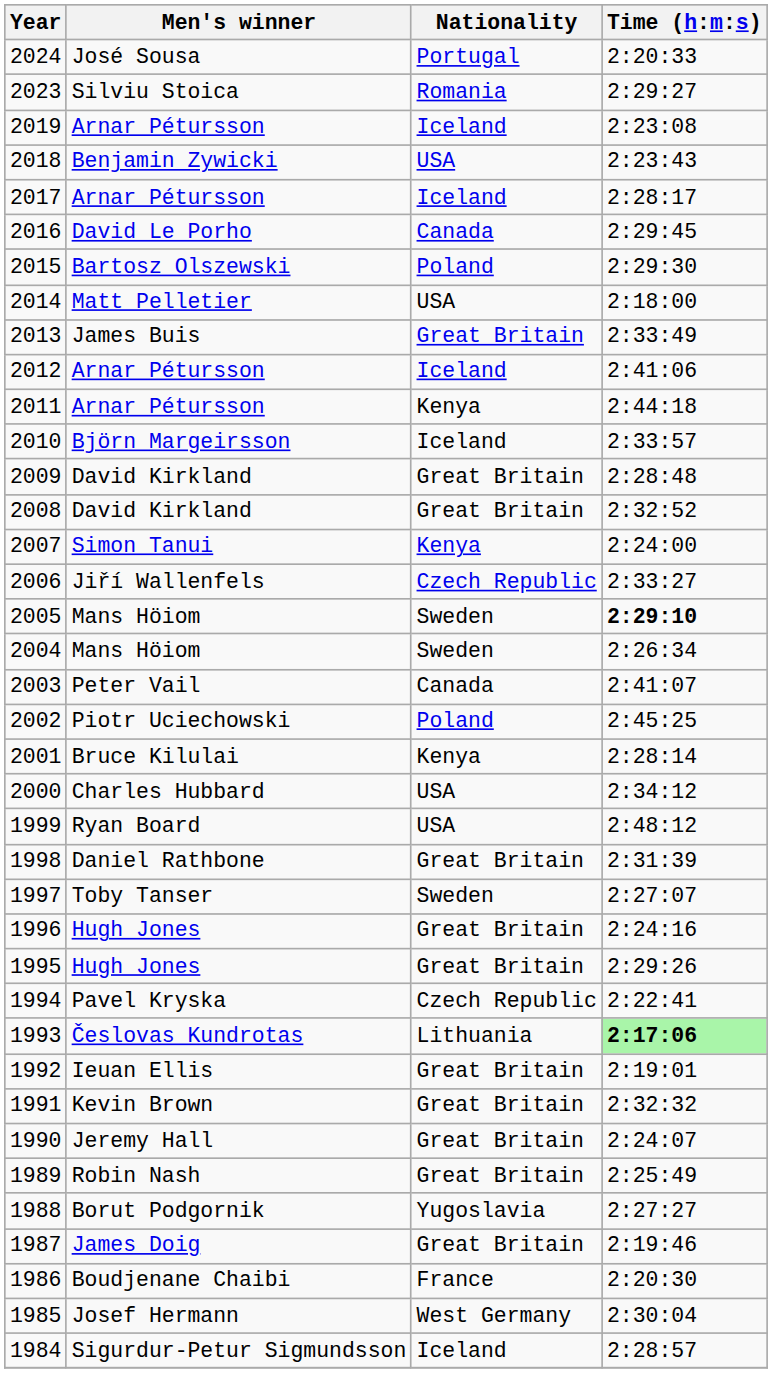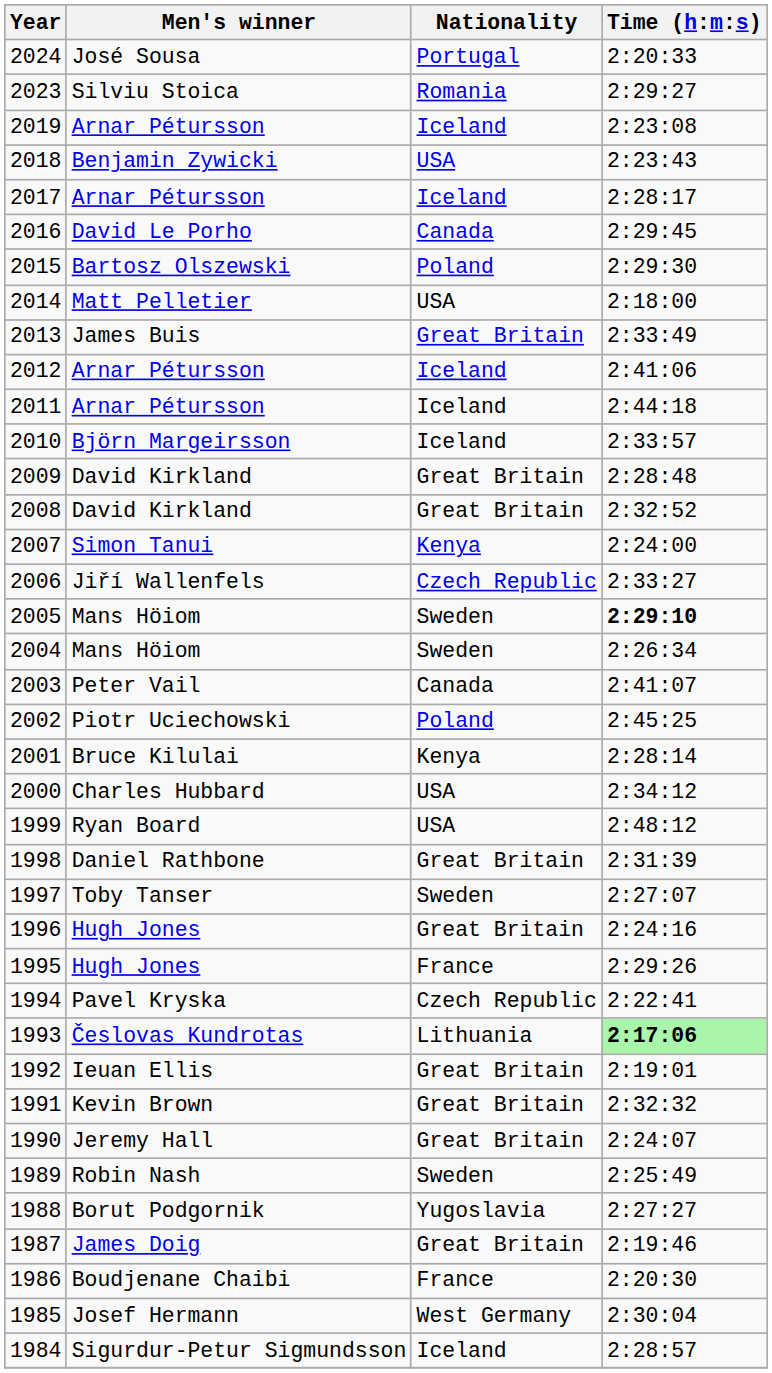(449, 407) Kenya -> (462, 407) Iceland
(500, 966) Great Britain -> (455, 966) France
(500, 1176) Great Britain -> (455, 1176) Sweden
